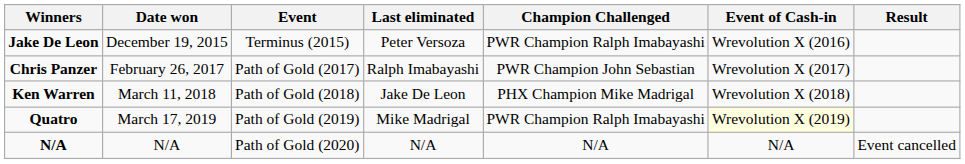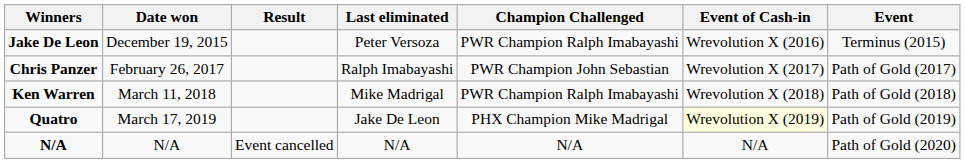columns swapped: (297, 16) <-> (907, 16)
(423, 93) Jake De Leon -> (397, 93) Mike Madrigal
(596, 93) PHX Champion Mike Madrigal -> (570, 93) PWR Champion Ralph Imabayashi
(423, 119) Mike Madrigal -> (397, 119) Jake De Leon
(596, 119) PWR Champion Ralph Imabayashi -> (570, 119) PHX Champion Mike Madrigal
